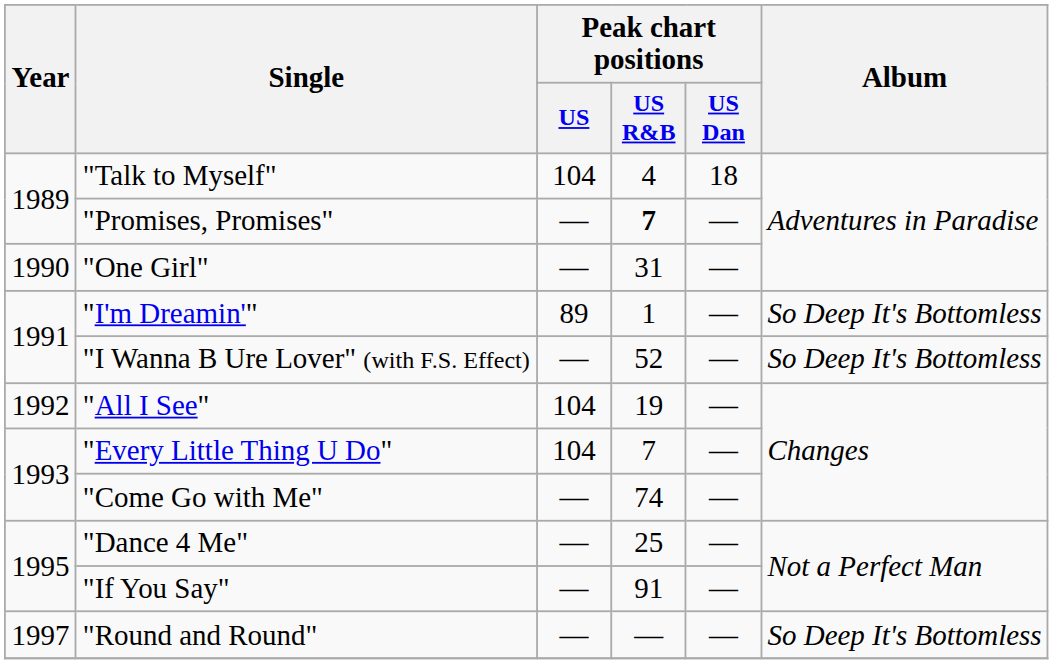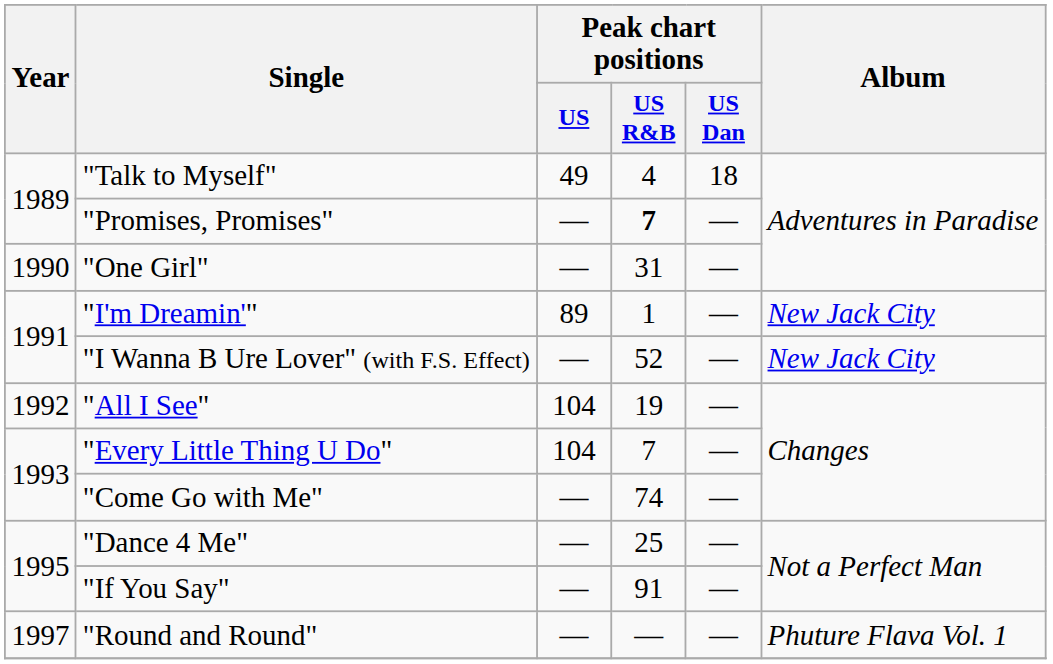(574, 175) 104 -> (574, 175) 49
(905, 313) So Deep It's Bottomless -> (851, 313) New Jack City
(905, 359) So Deep It's Bottomless -> (851, 359) New Jack City
(905, 634) So Deep It's Bottomless -> (888, 634) Phuture Flava Vol. 1
